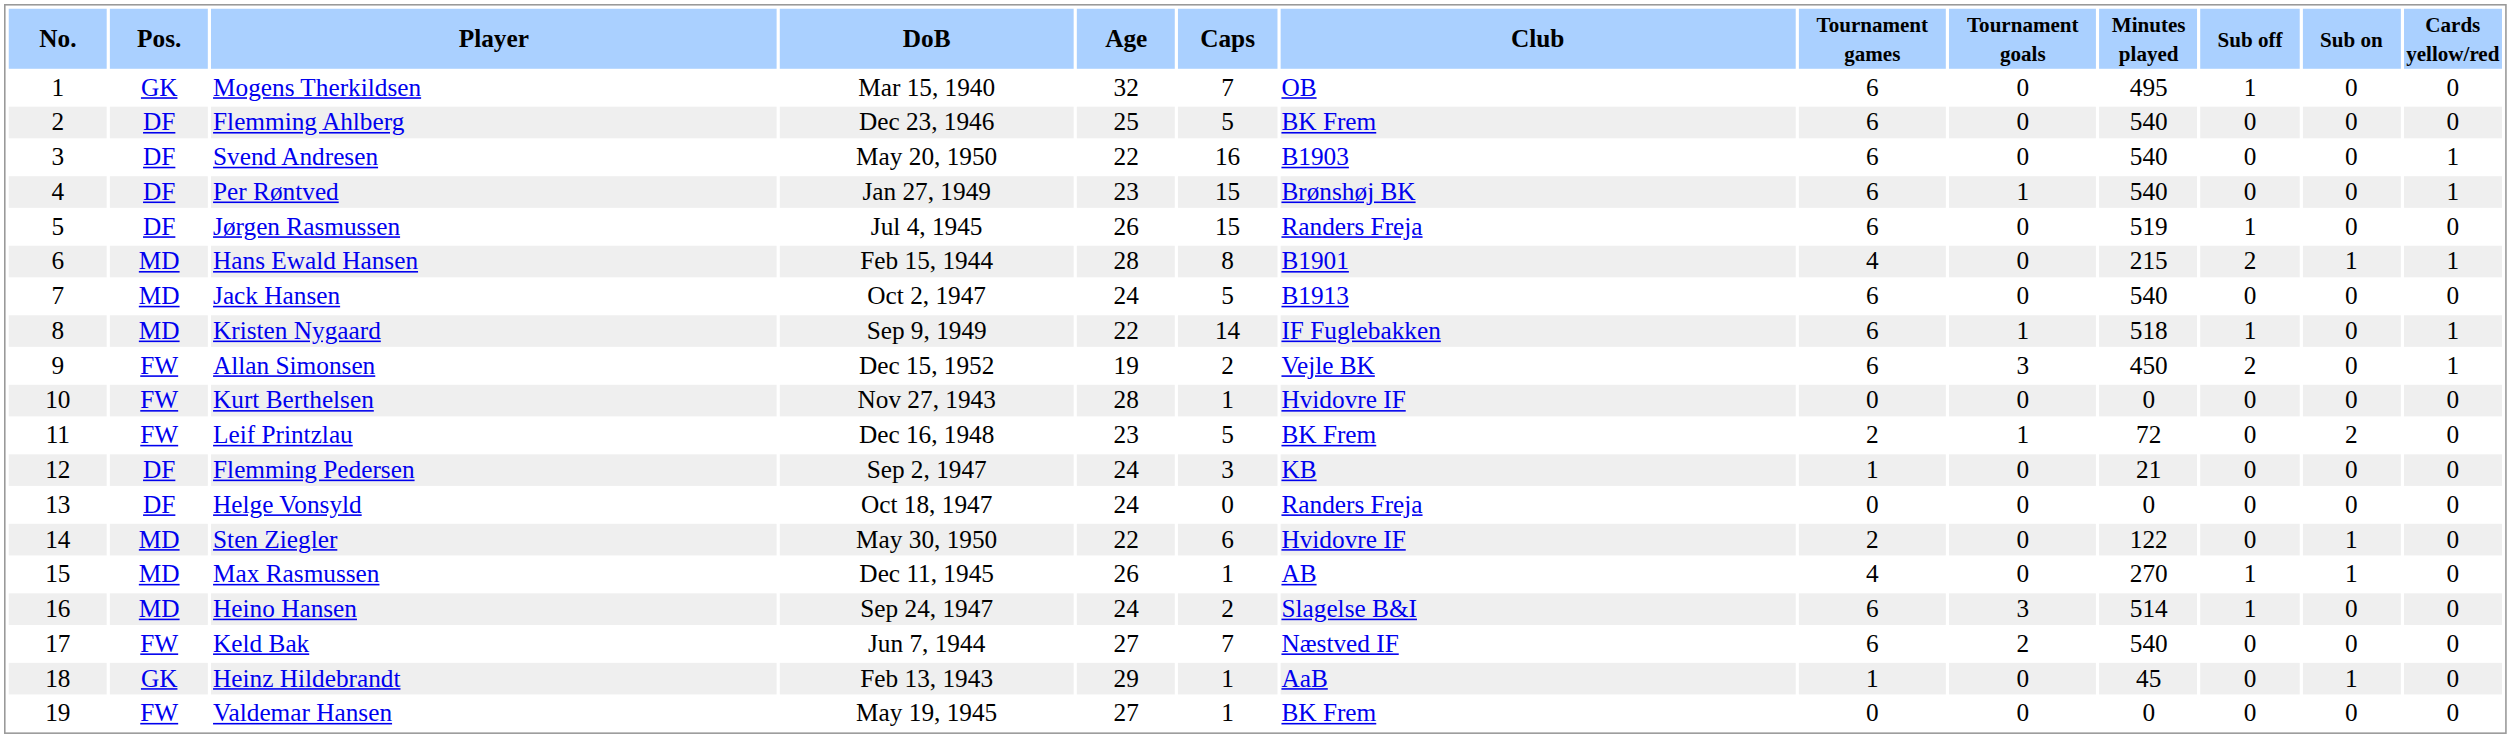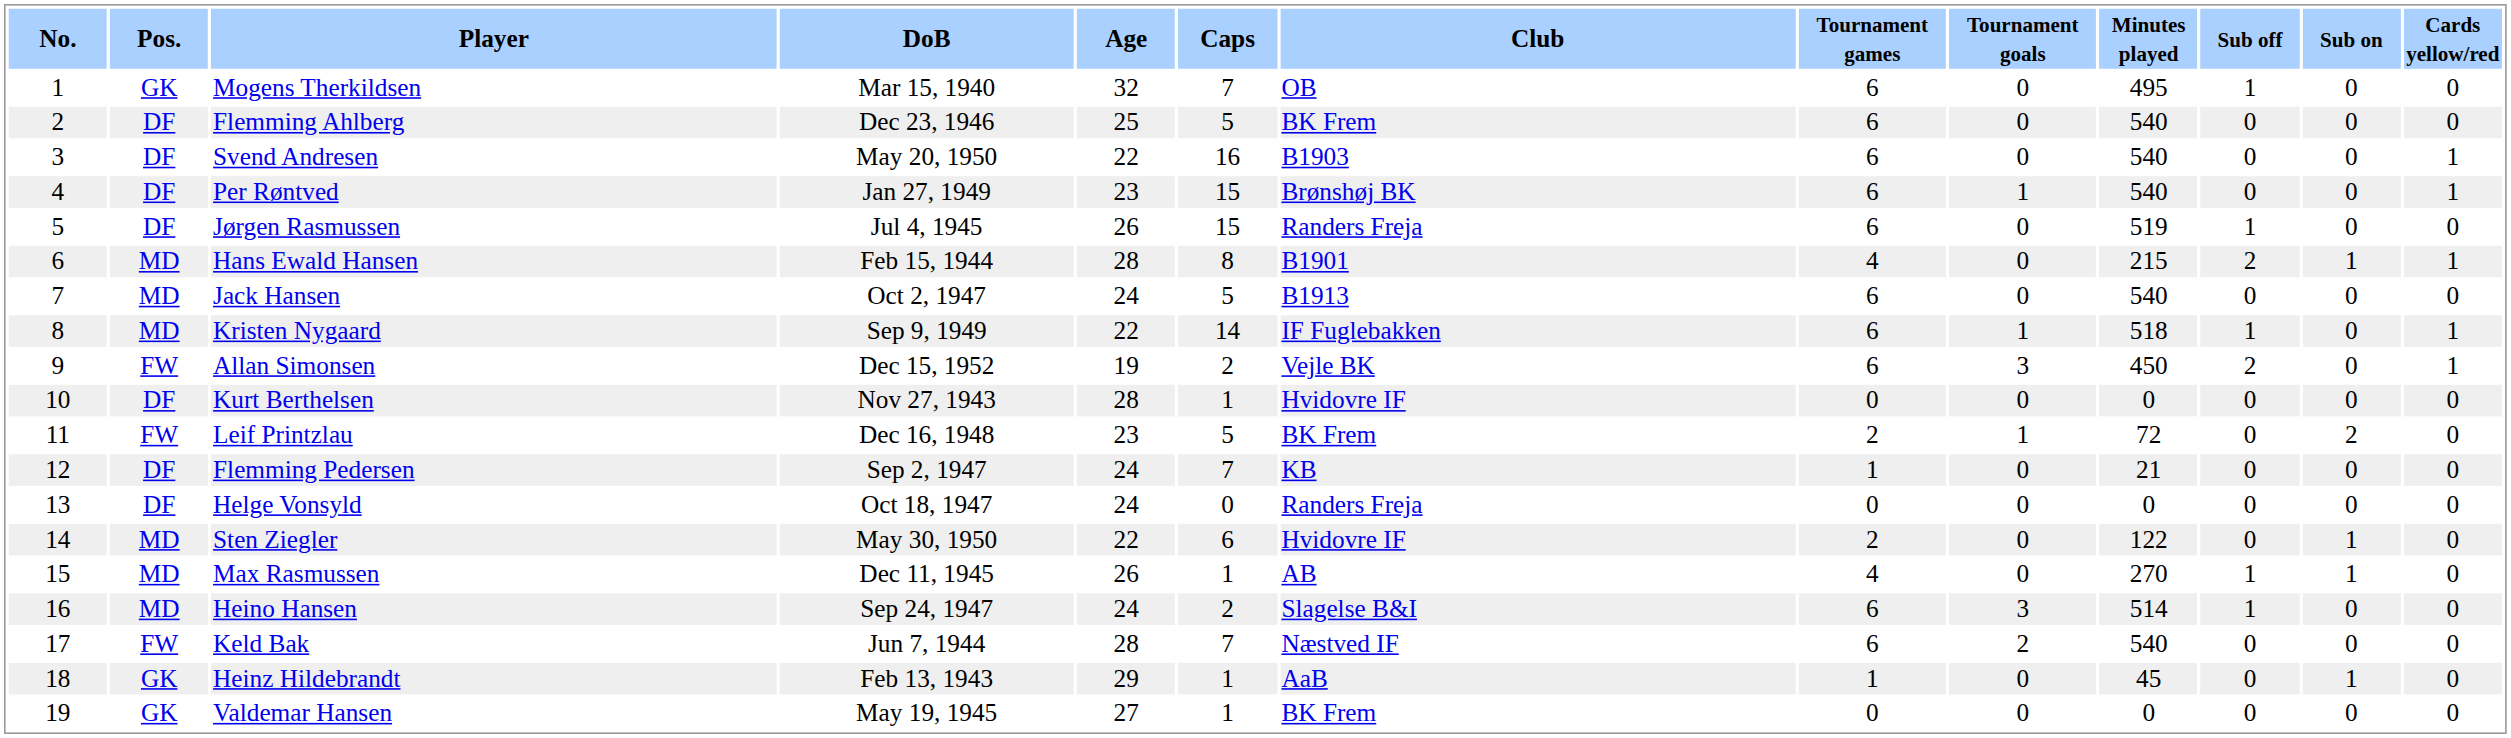(159, 400) FW -> (159, 400) DF
(1228, 469) 3 -> (1228, 469) 7
(1126, 643) 27 -> (1126, 643) 28
(159, 713) FW -> (159, 713) GK
